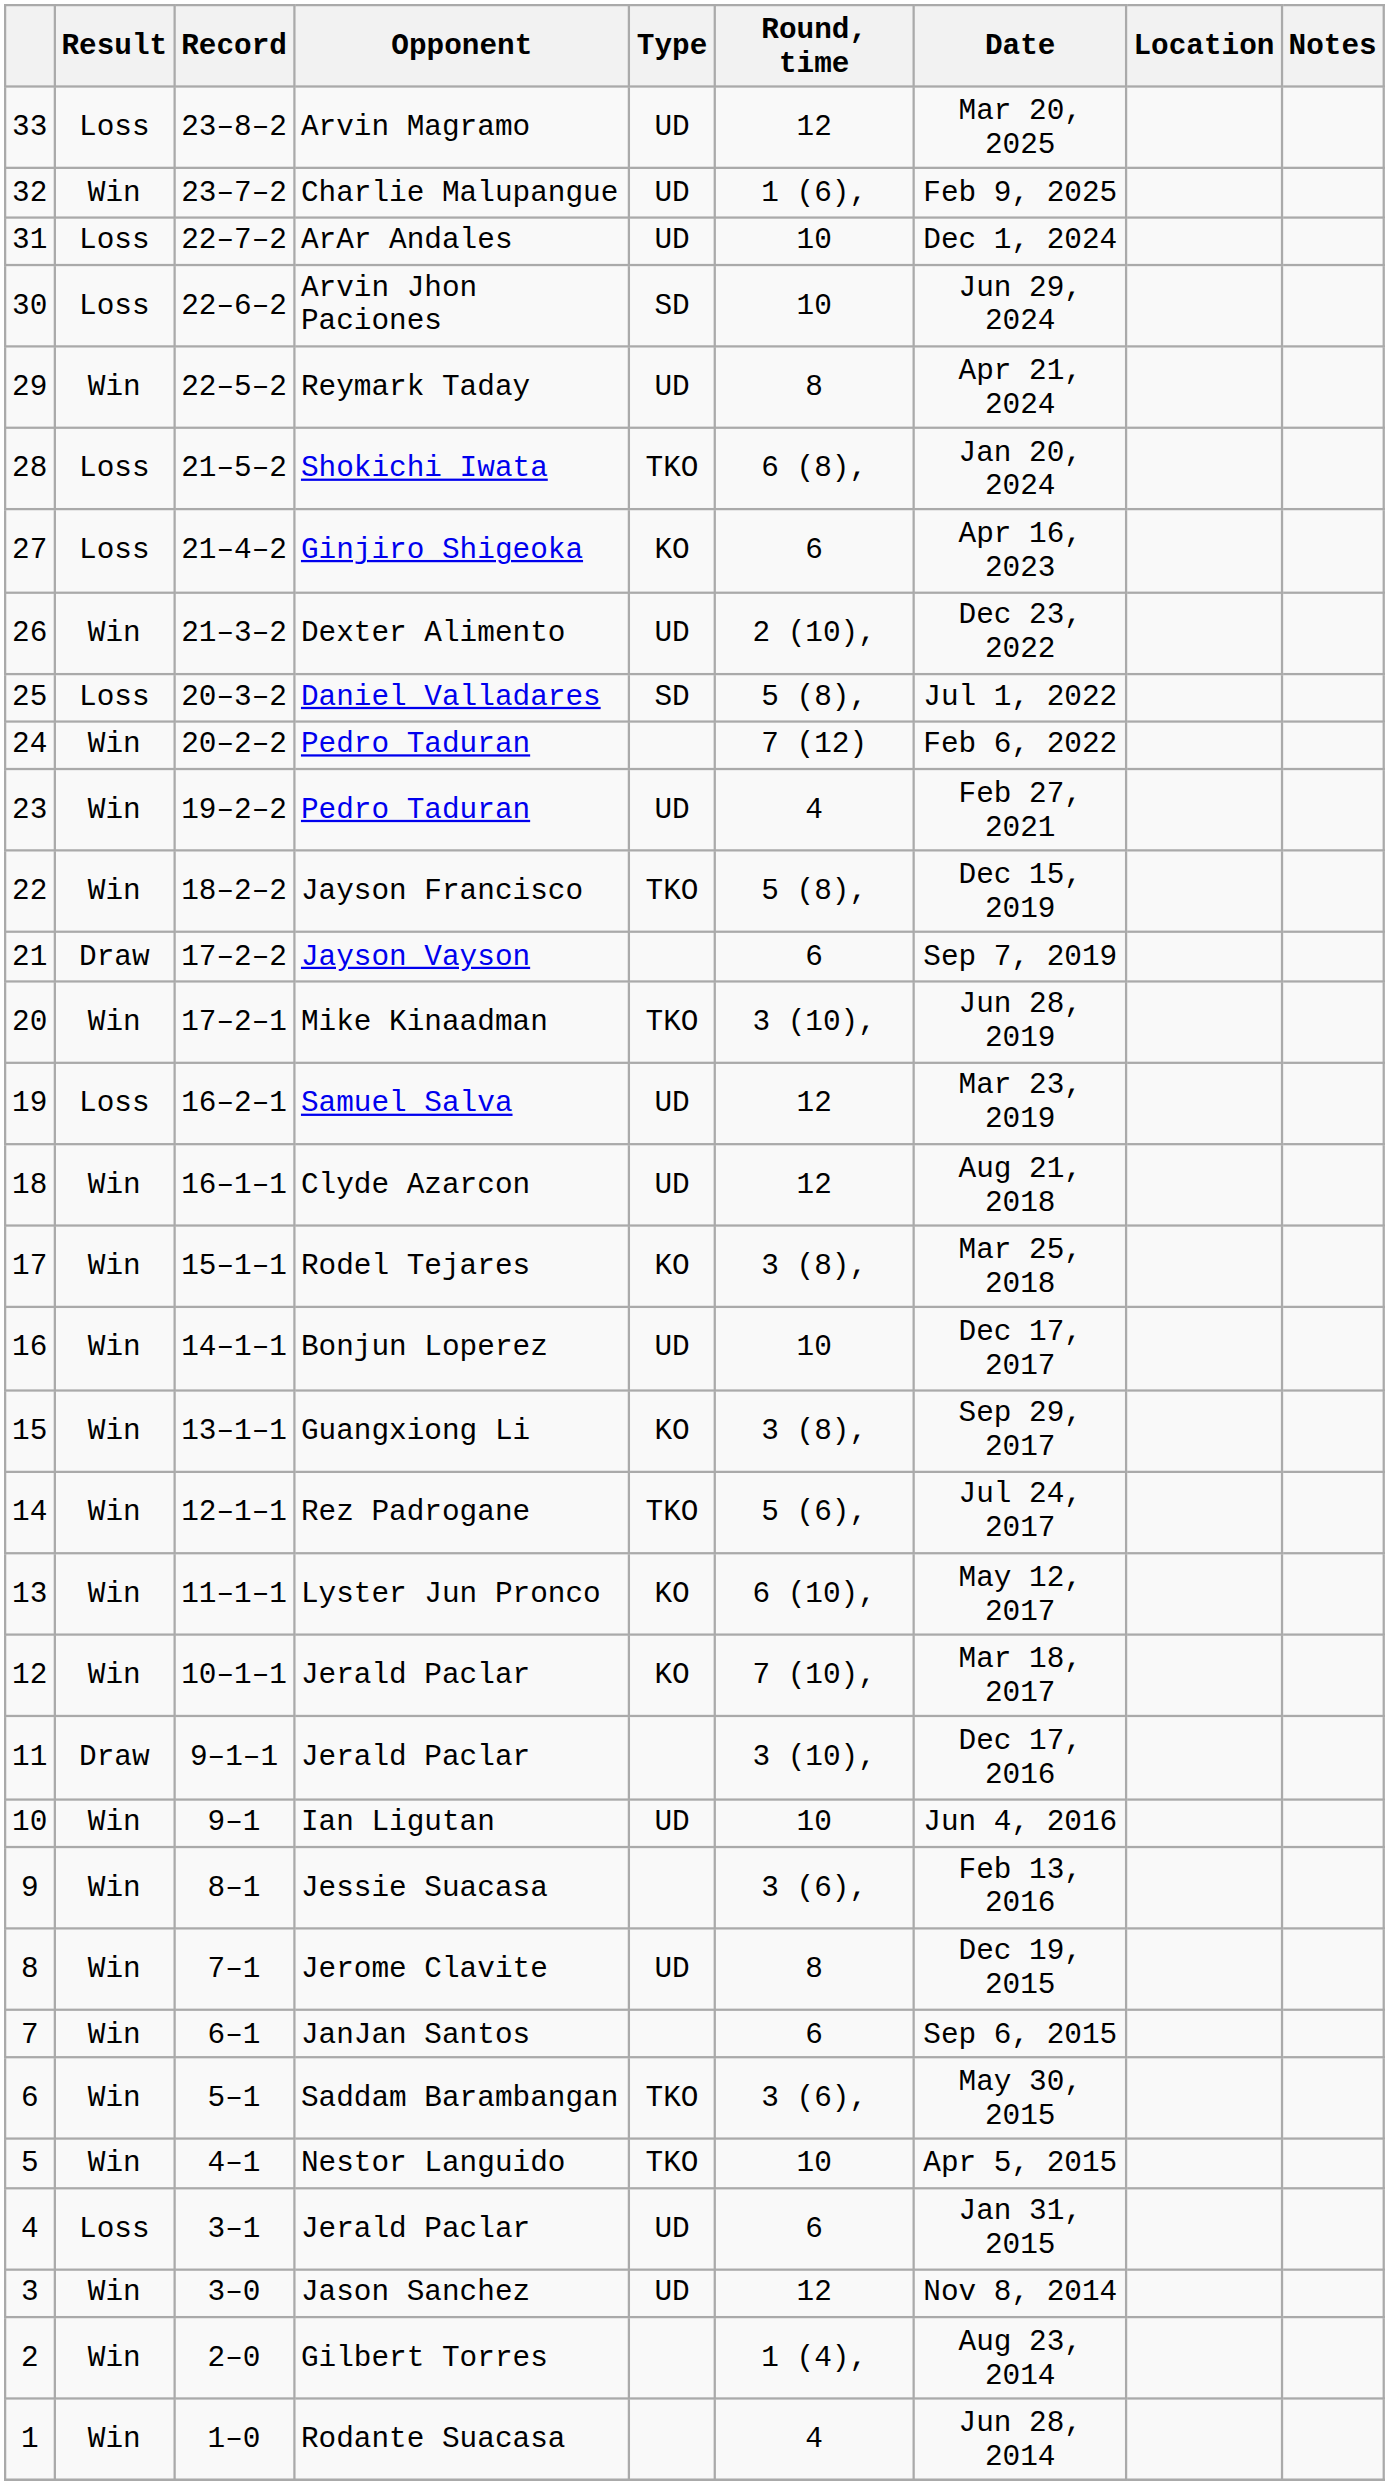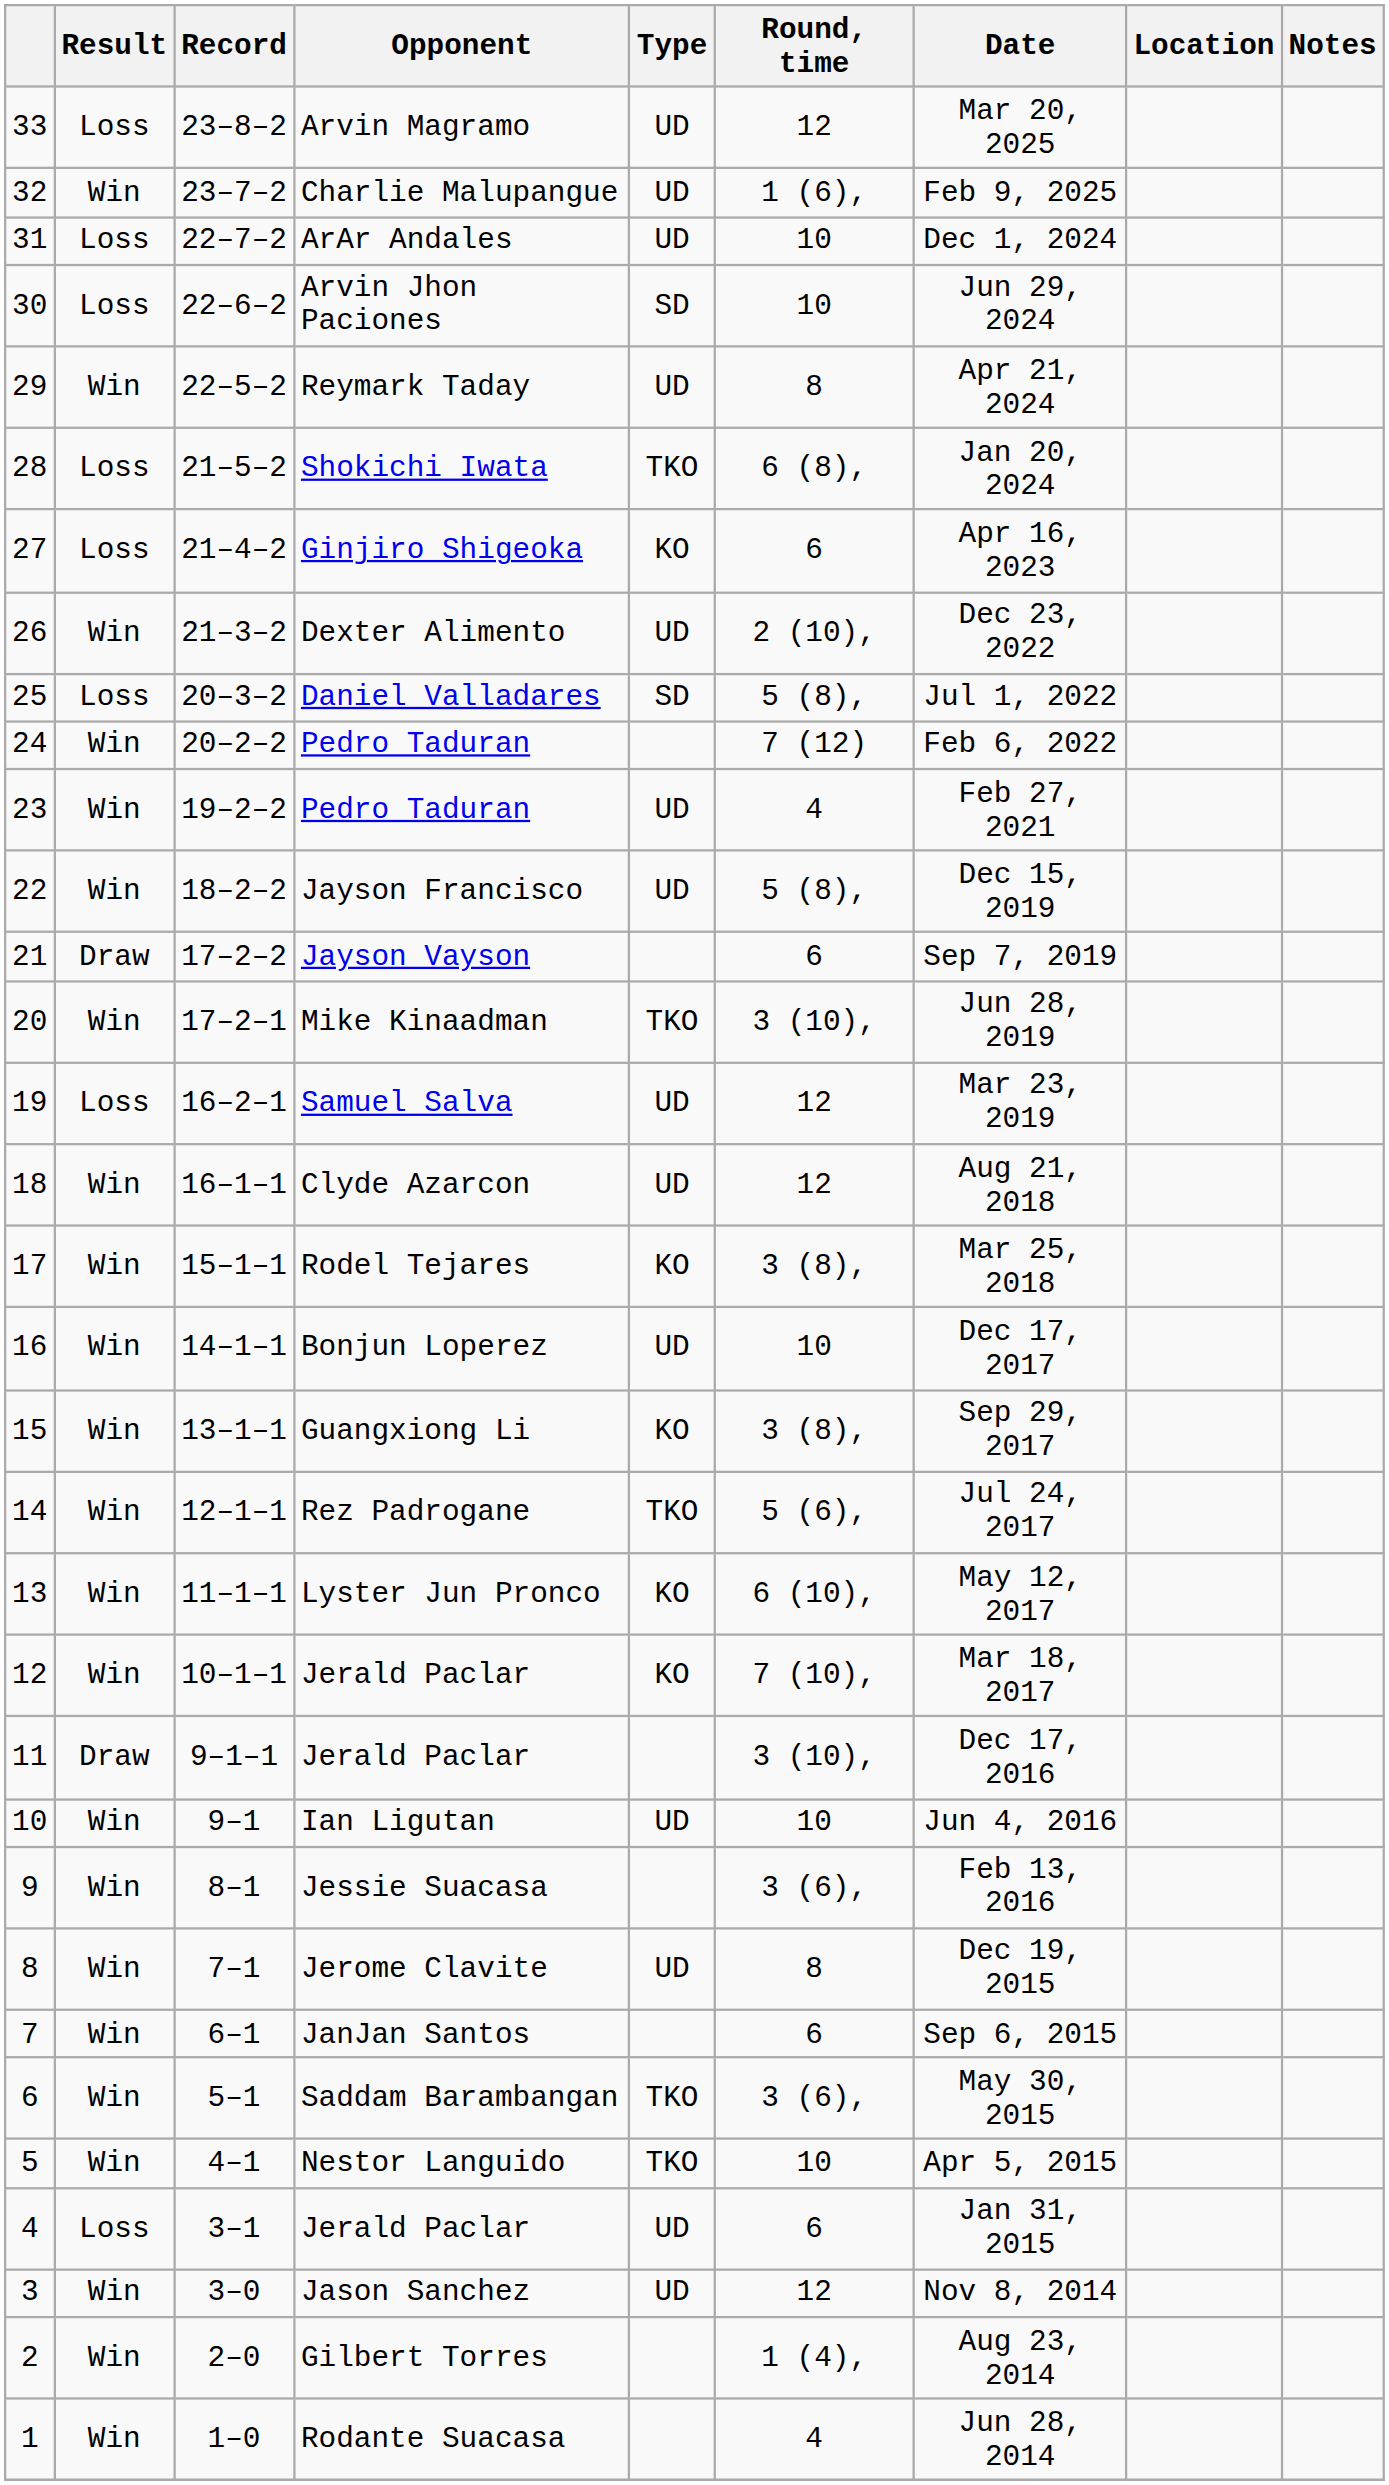(672, 892) TKO -> (672, 892) UD
